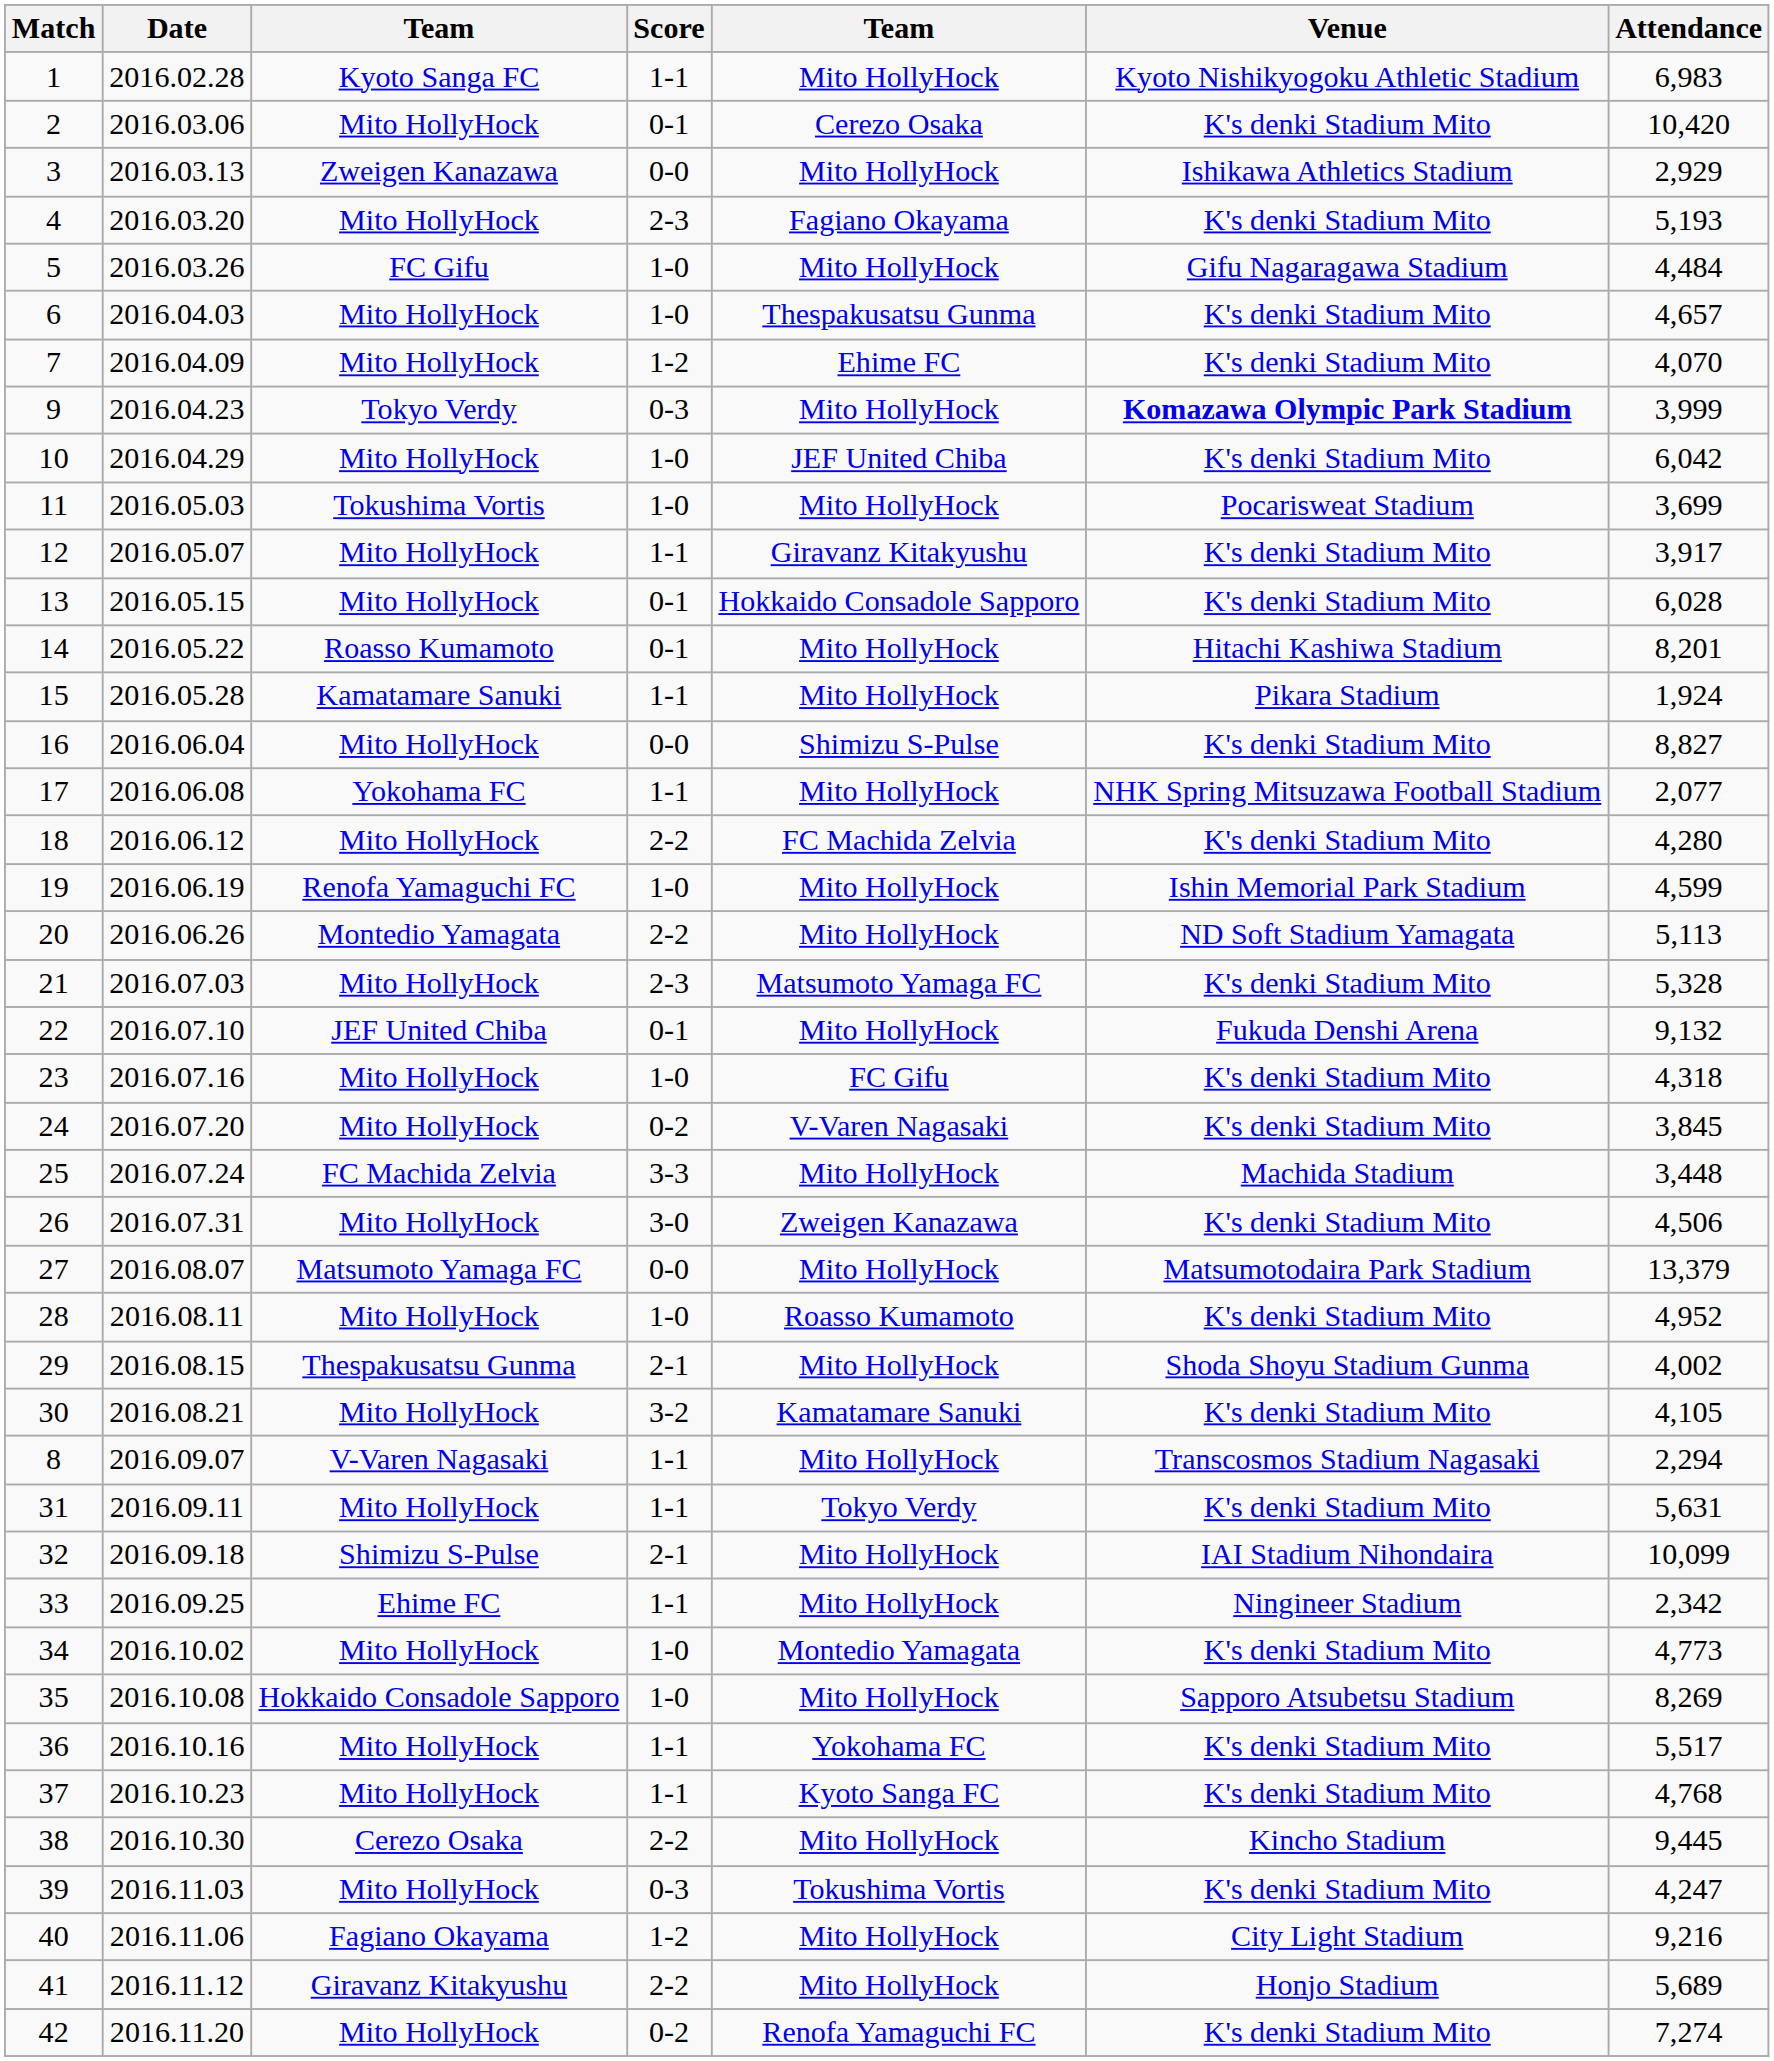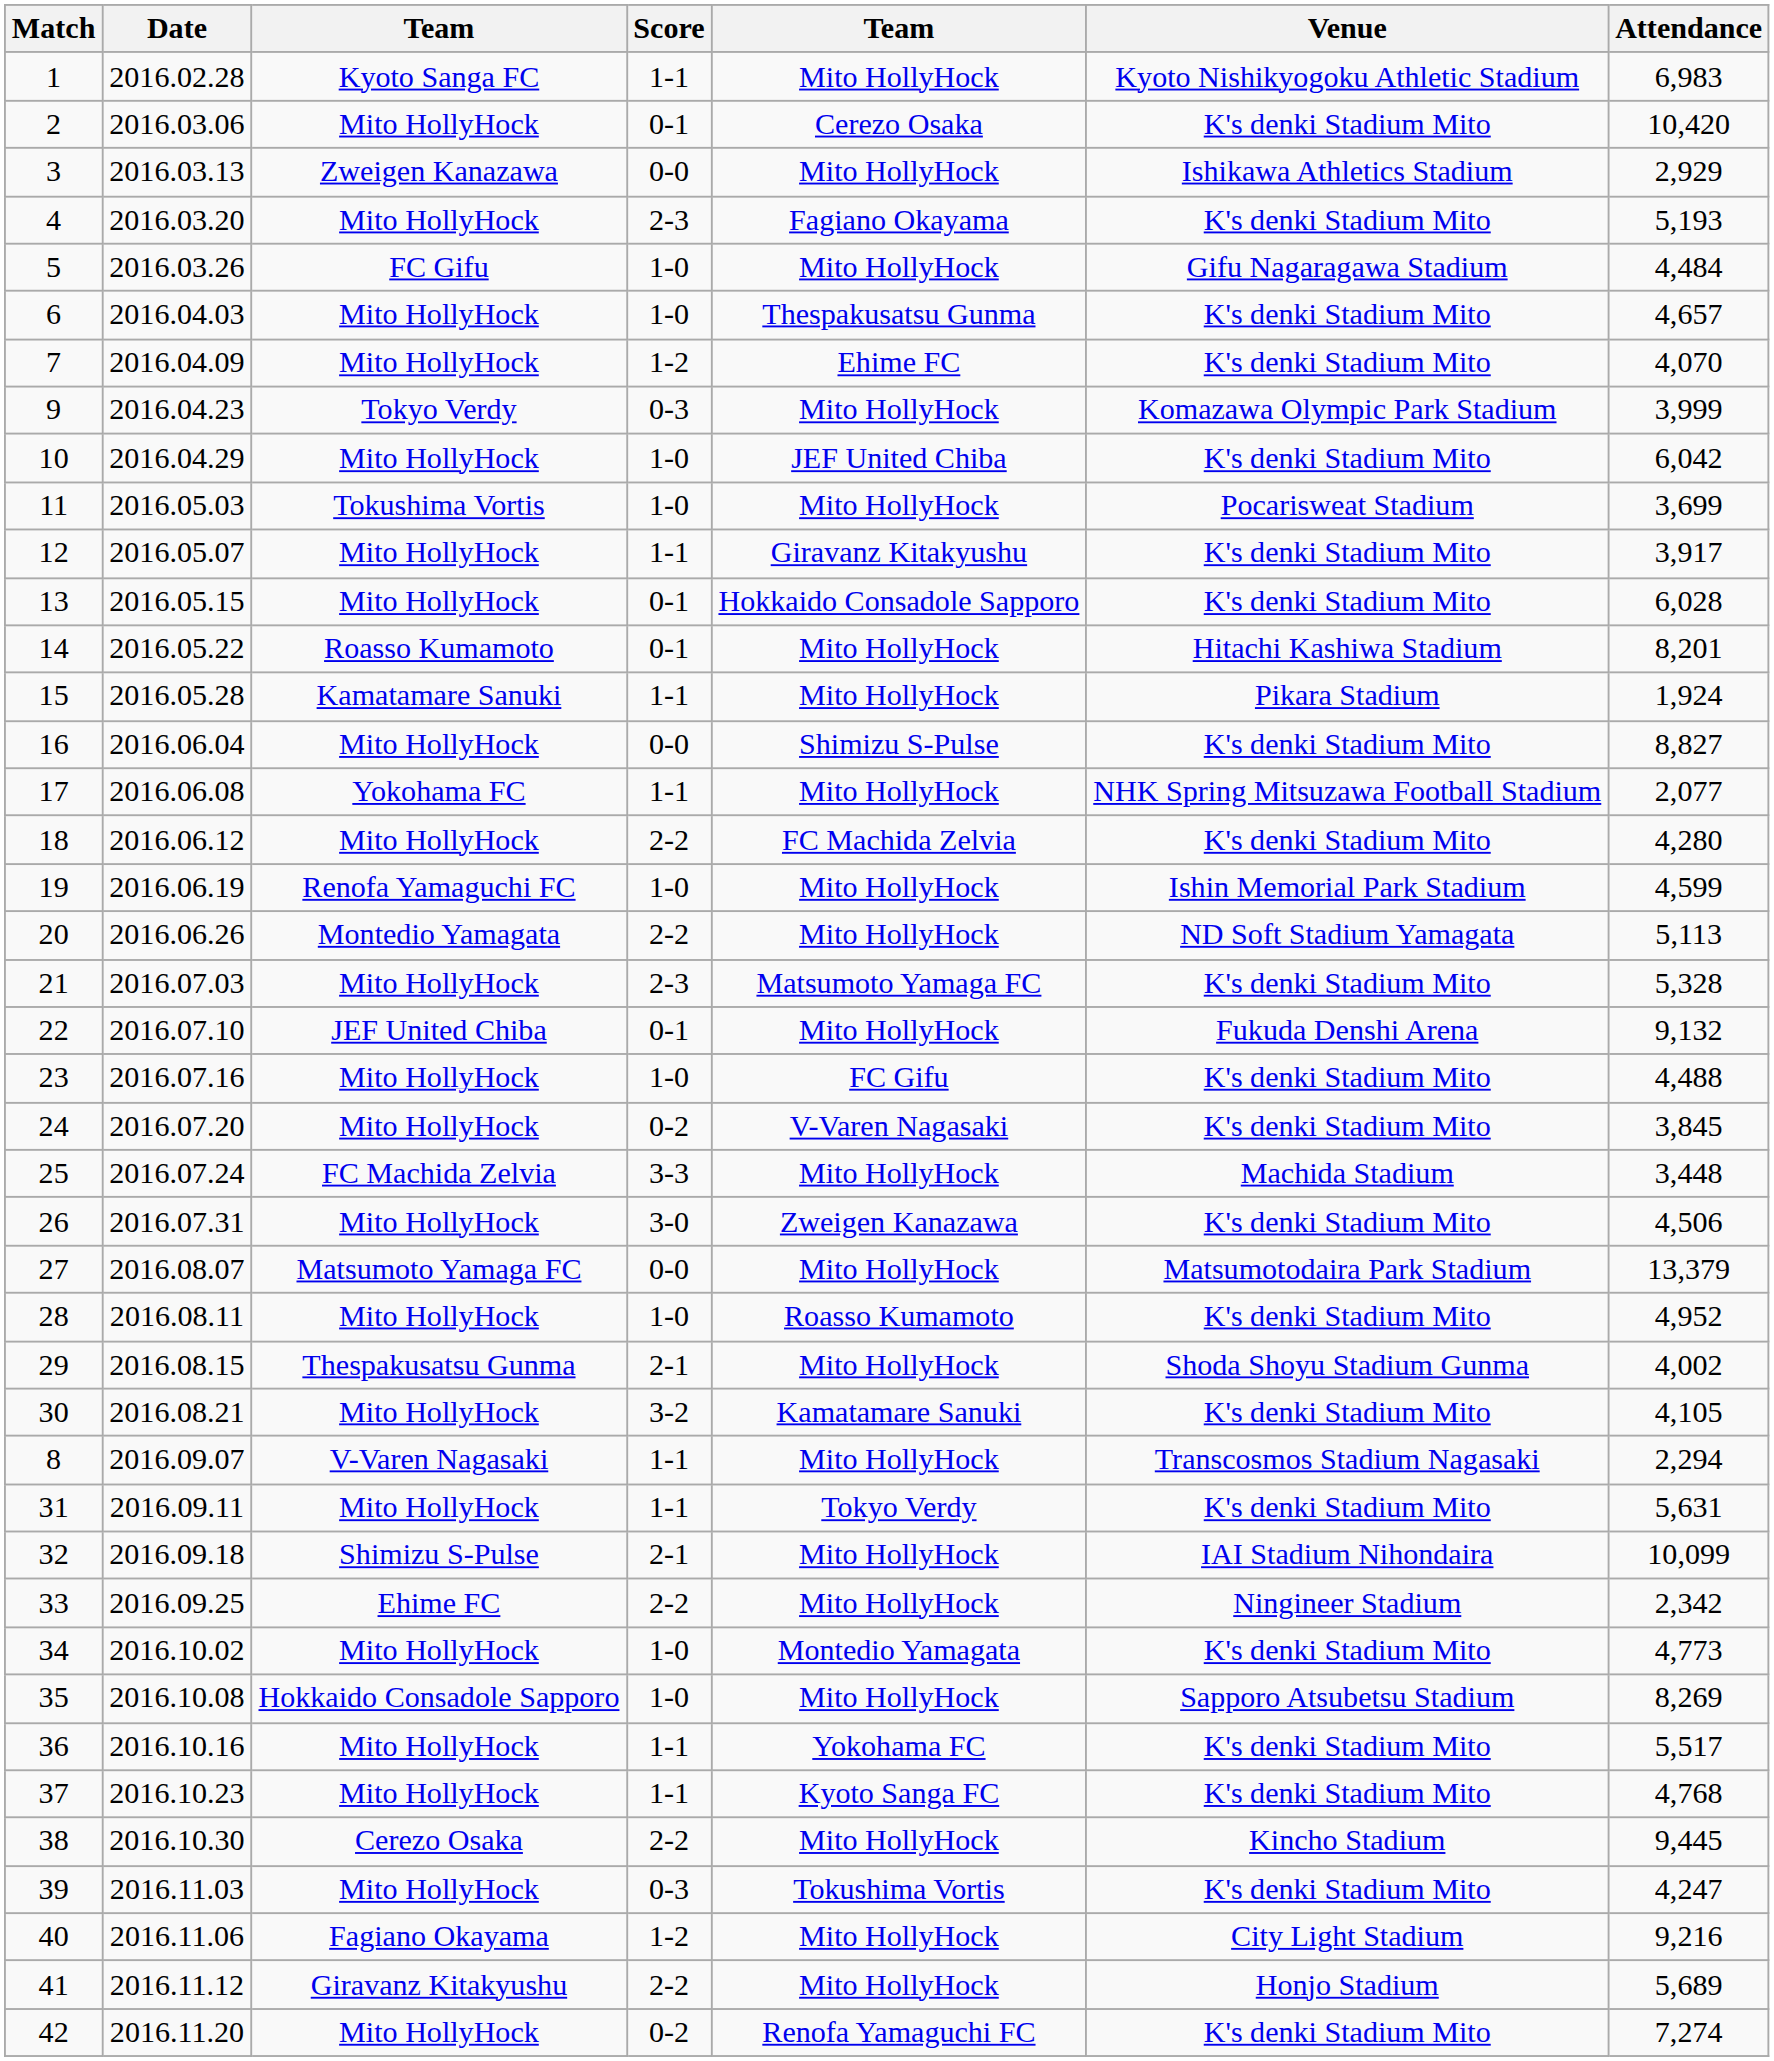(1347, 409) bold -> (1347, 409) normal
(1689, 1077) 4,318 -> (1689, 1077) 4,488
(669, 1602) 1-1 -> (669, 1602) 2-2
